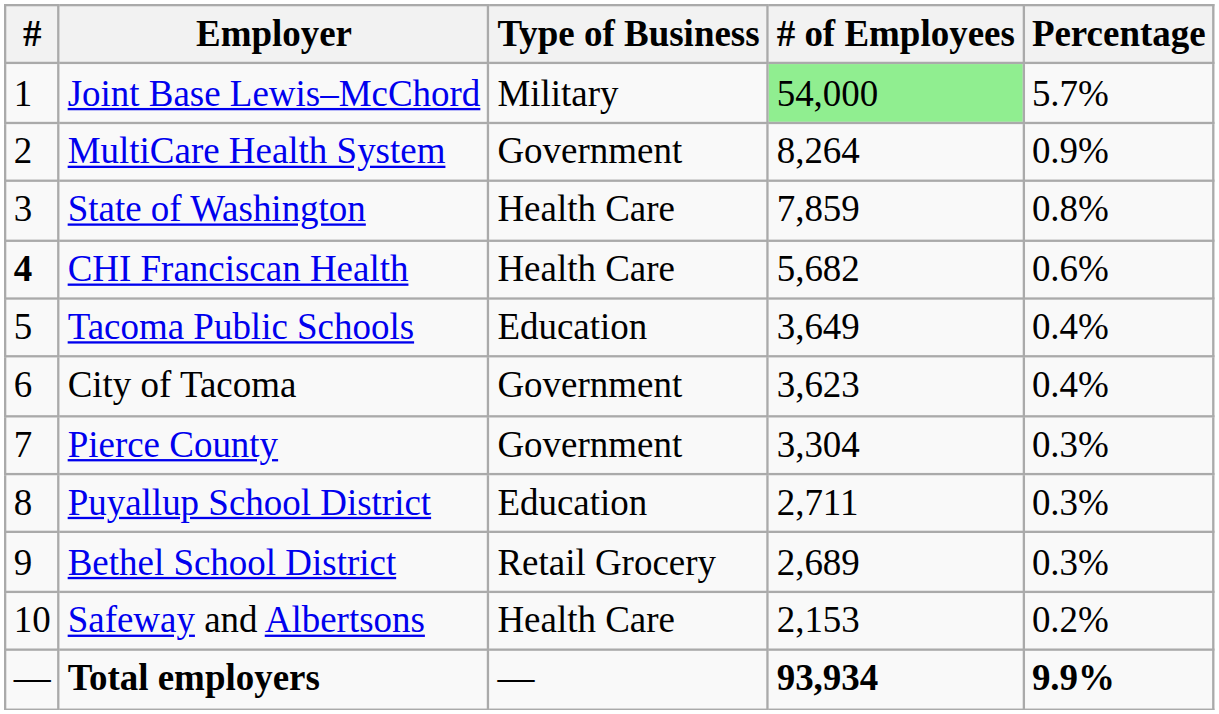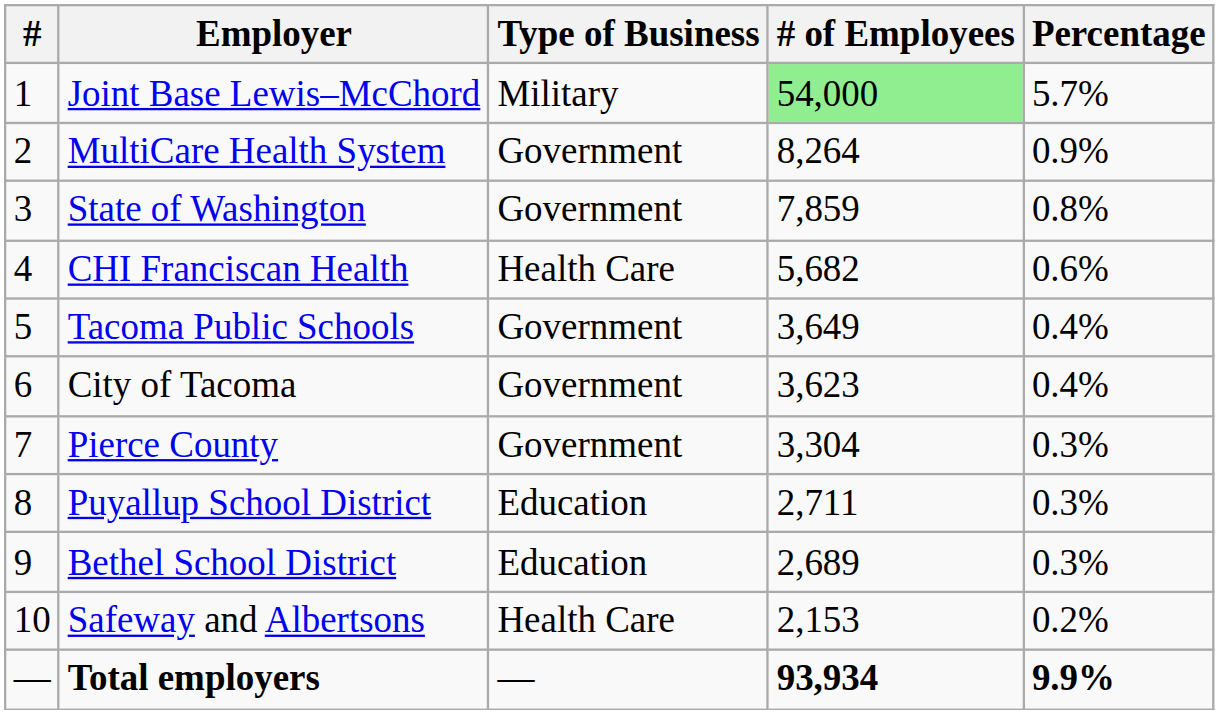(586, 209) Health Care -> (590, 209) Government
(23, 268) bold -> (23, 268) normal
(572, 326) Education -> (590, 326) Government
(607, 561) Retail Grocery -> (572, 561) Education
